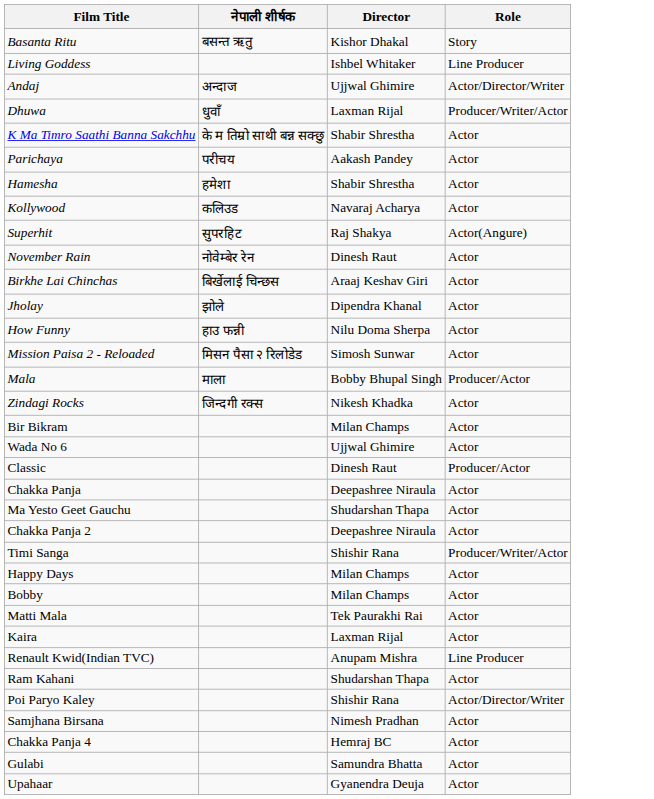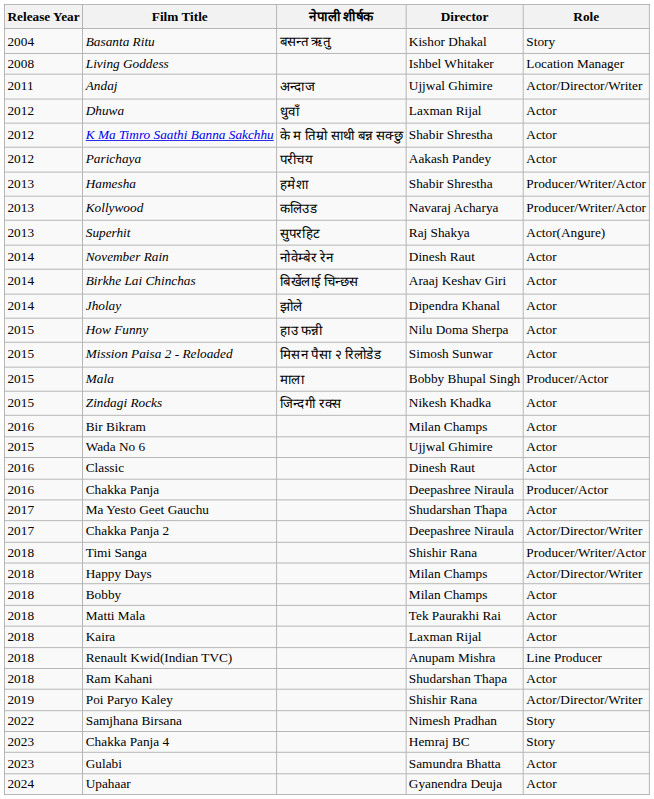+ column: (44, 16)
(486, 63) Line Producer -> (575, 63) Location Manager
(508, 110) Producer/Writer/Actor -> (541, 110) Actor
(463, 184) Actor -> (586, 184) Producer/Writer/Actor
(463, 208) Actor -> (586, 208) Producer/Writer/Actor
(489, 468) Producer/Actor -> (541, 468) Actor
(463, 489) Actor -> (567, 489) Producer/Actor
(463, 531) Actor -> (584, 531) Actor/Director/Writer
(463, 573) Actor -> (584, 573) Actor/Director/Writer
(463, 721) Actor -> (541, 721) Story
(463, 742) Actor -> (541, 742) Story
